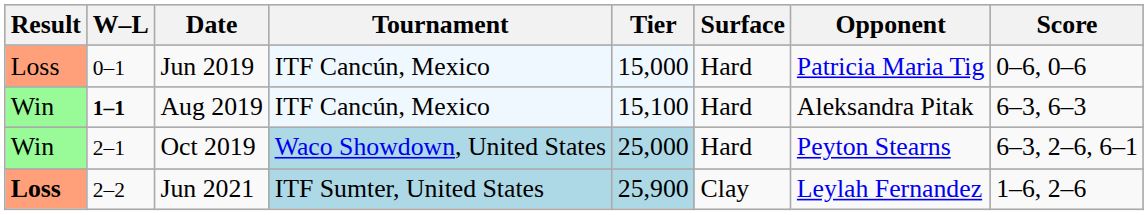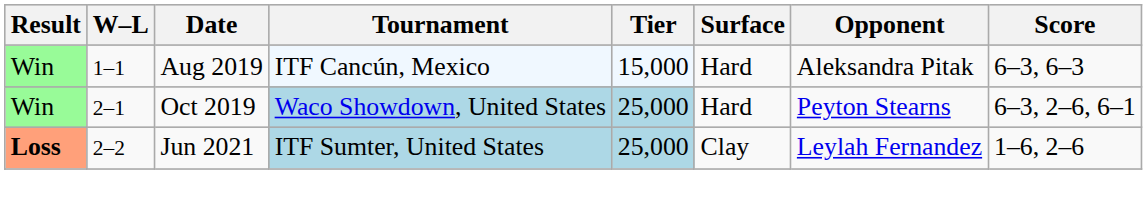- row: (207, 65)
(109, 106) bold -> (109, 67) normal
(653, 106) 15,100 -> (653, 65) 15,000
(653, 188) 25,900 -> (653, 147) 25,000
